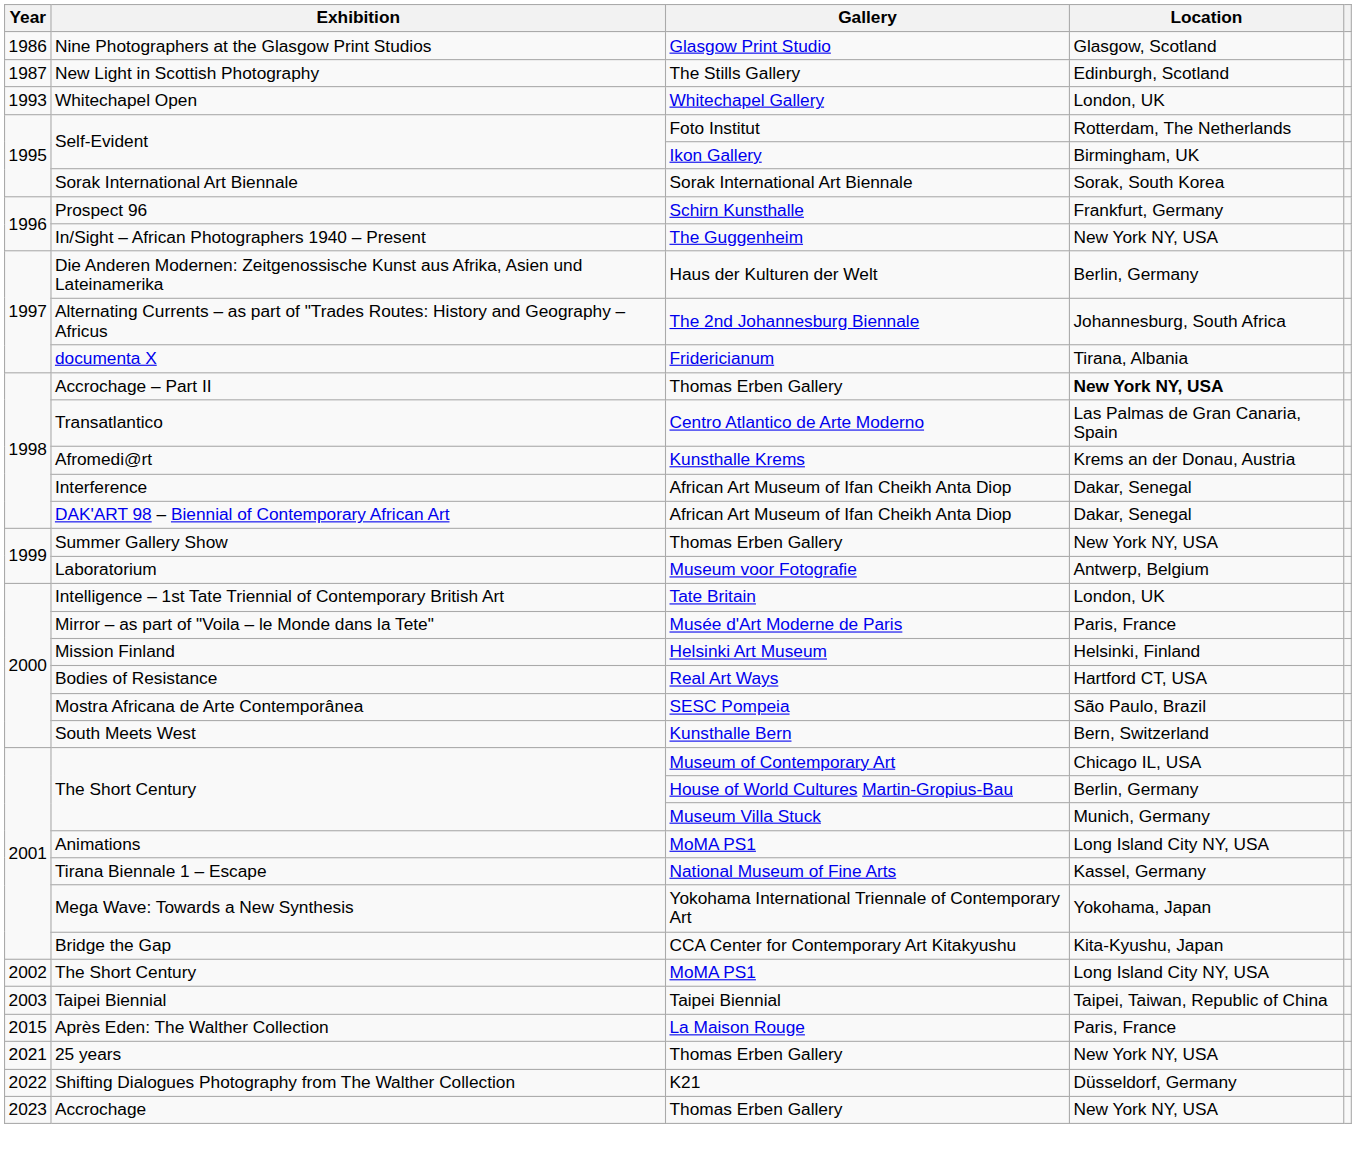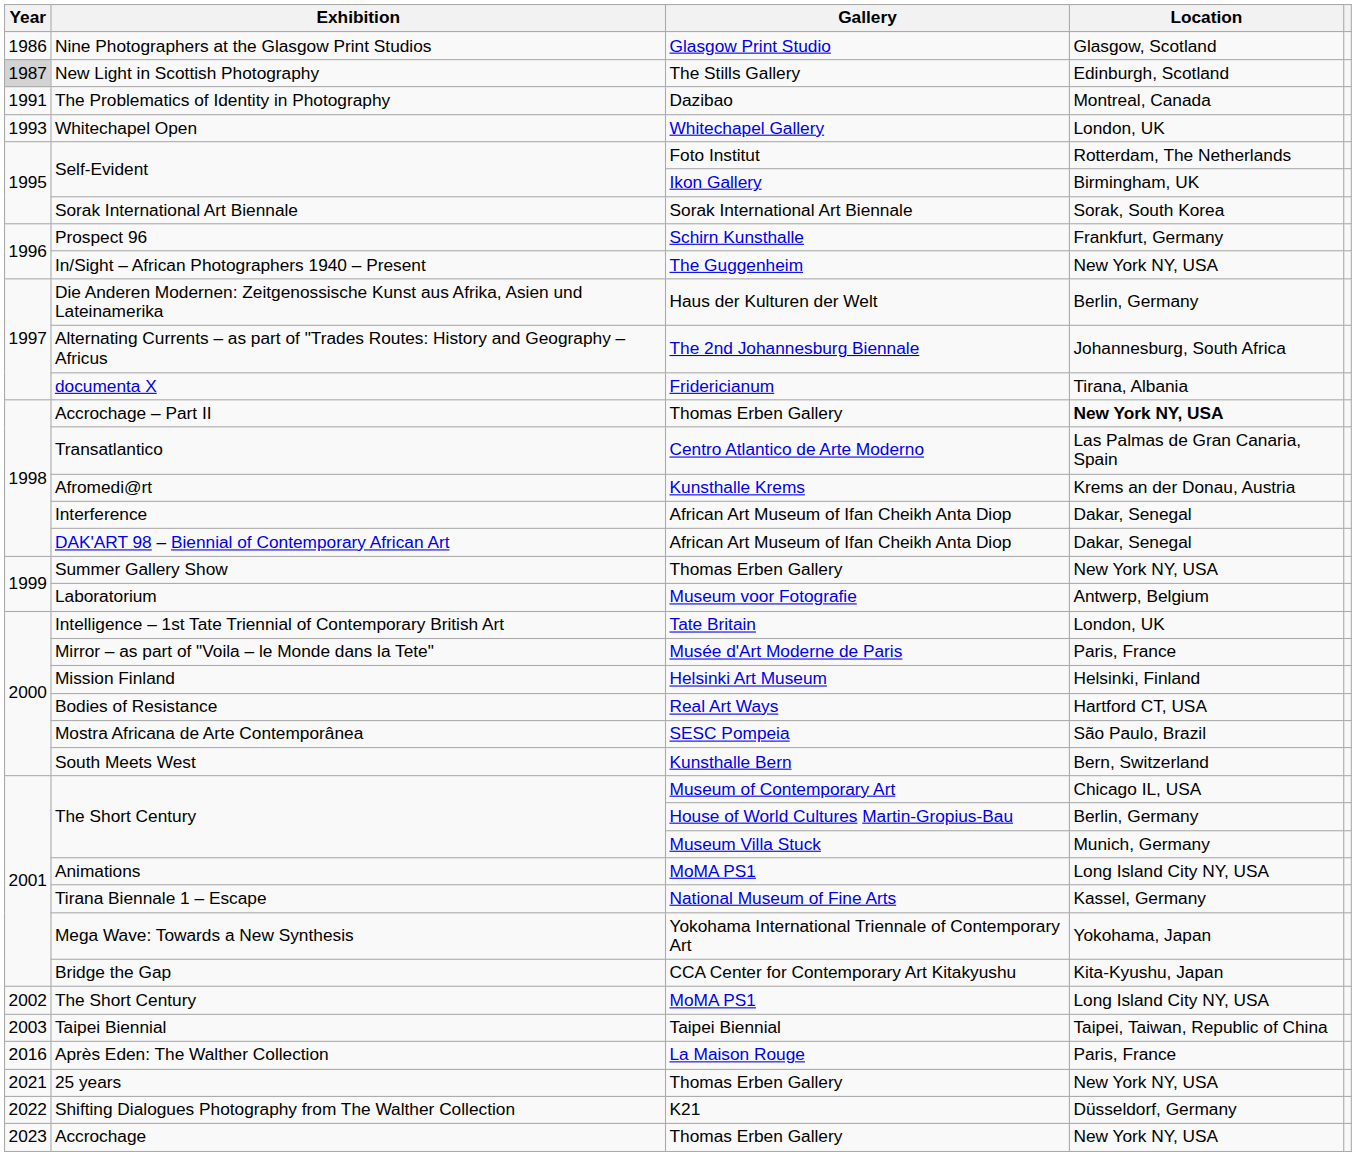(28, 73) no background -> (28, 73) lightgrey background
+ row: (223, 100)
(28, 1027) 2015 -> (28, 1055) 2016
